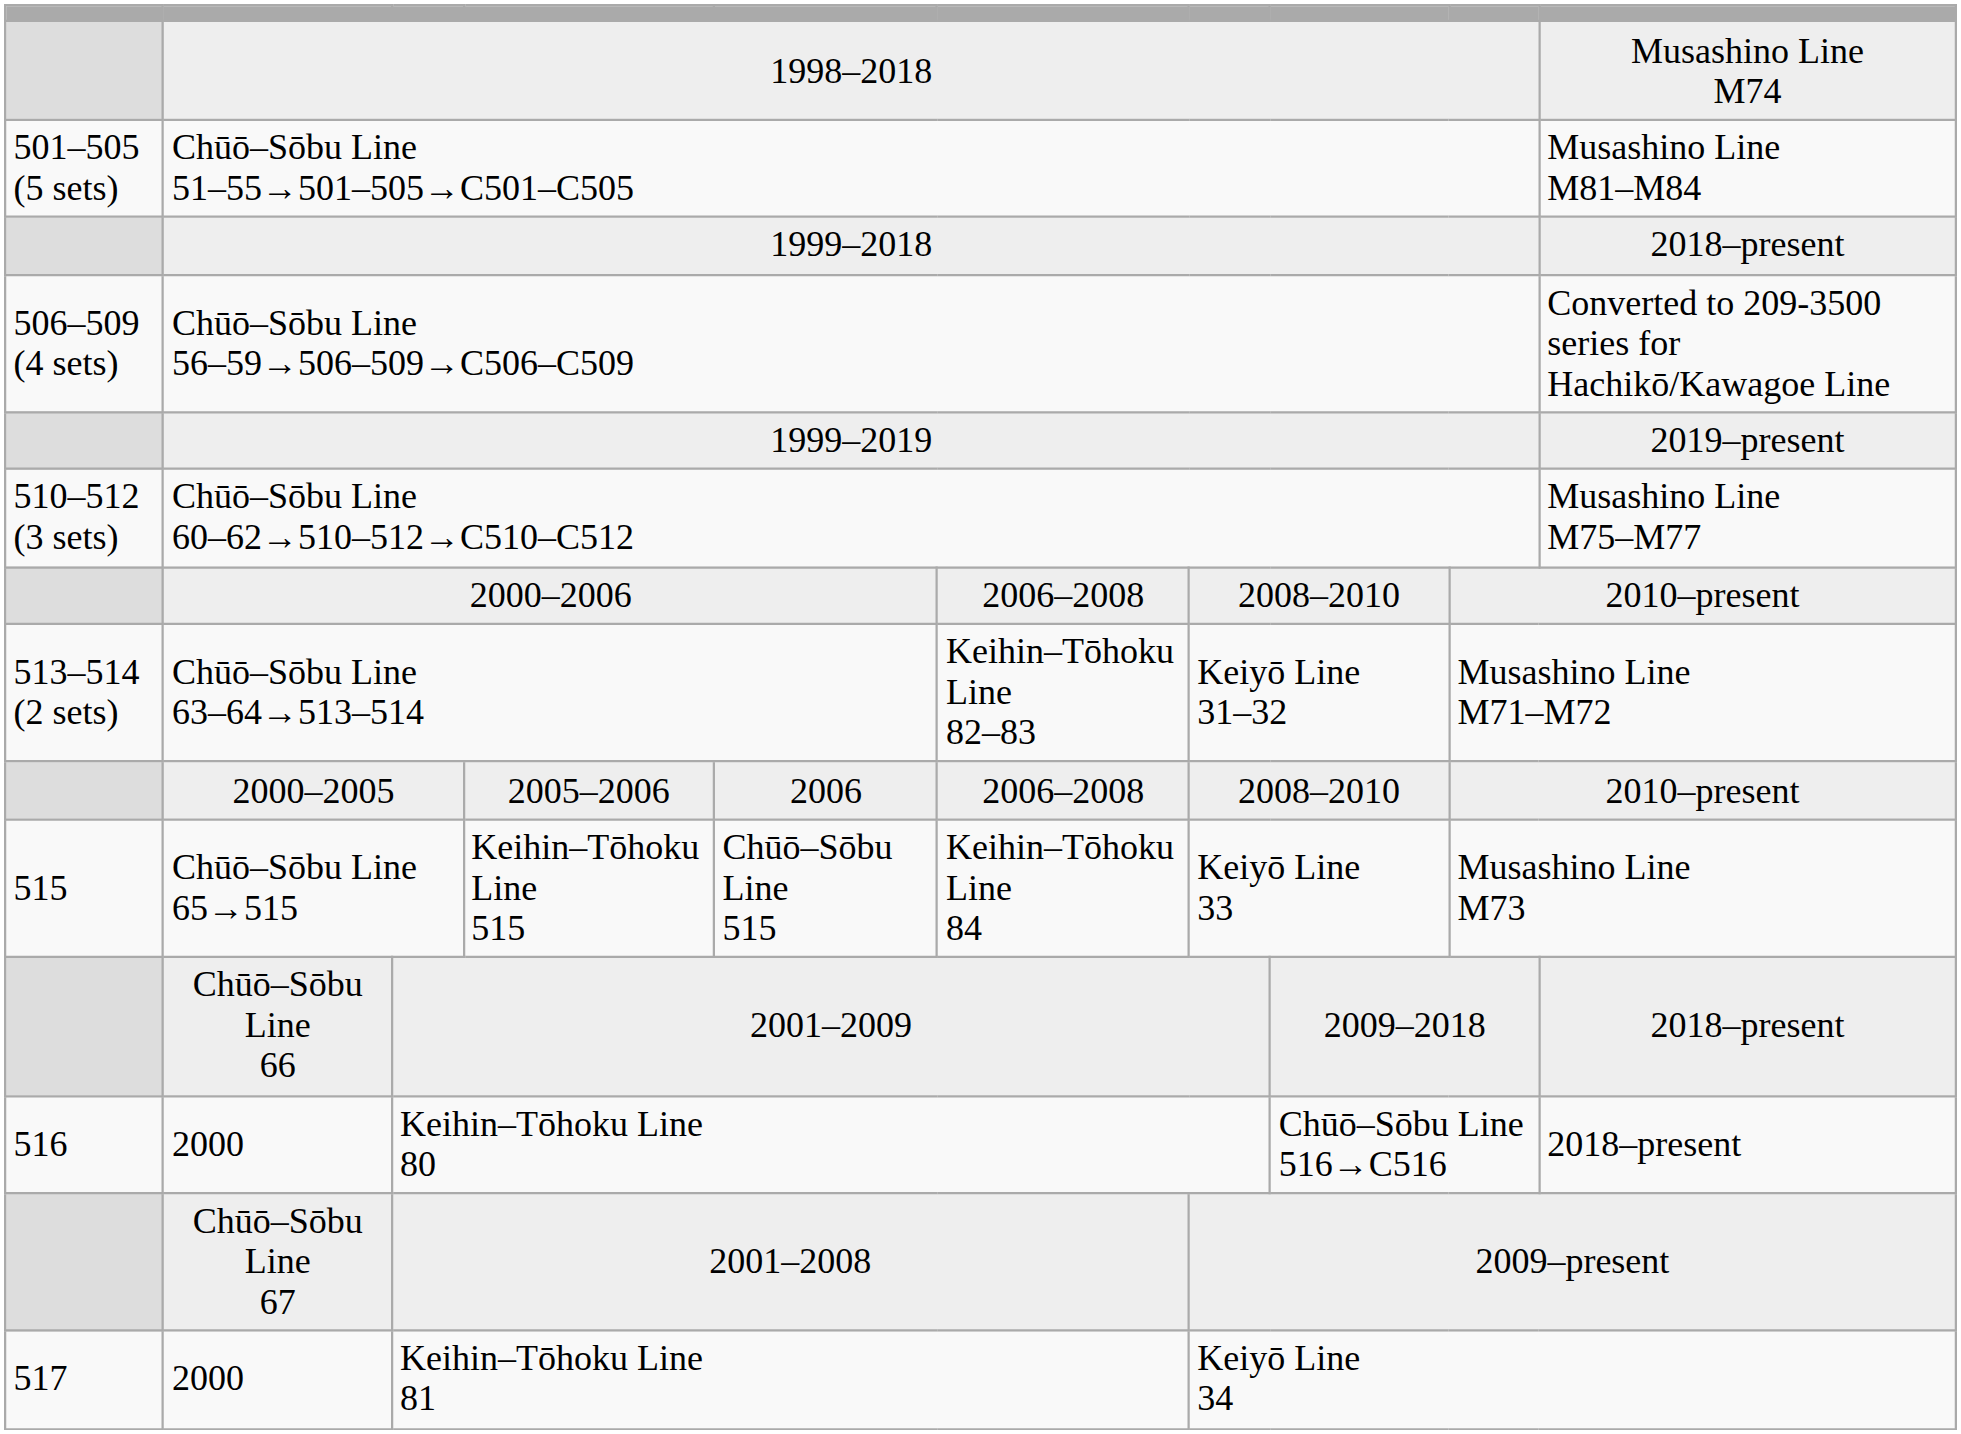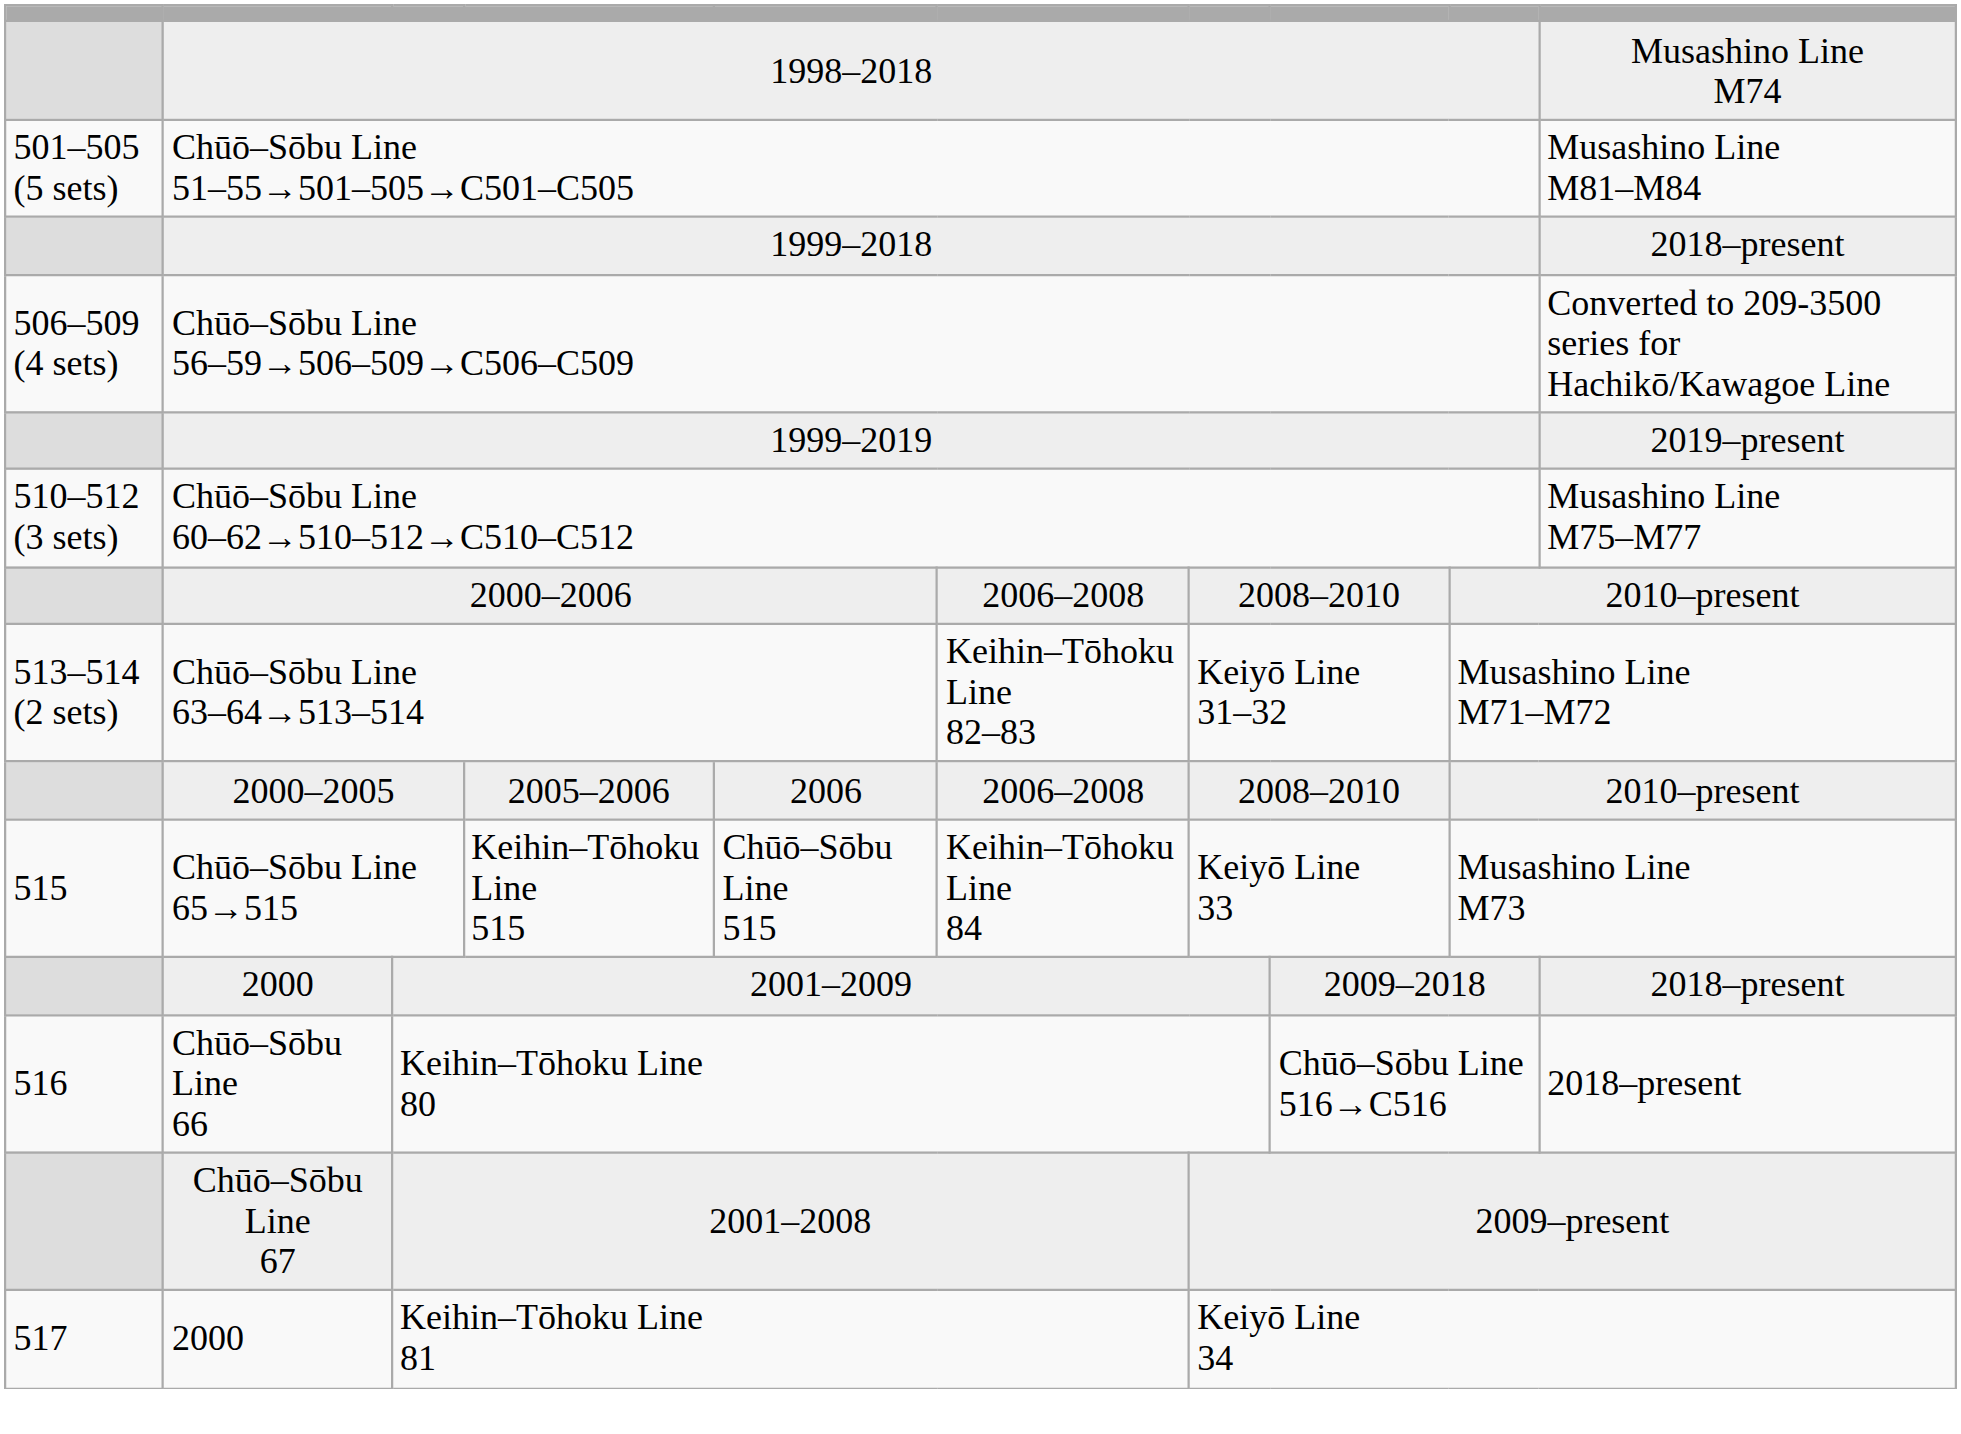(278, 1025) Chūō–Sōbu Line 66 -> (278, 985) 2000
(208, 1143) 2000 -> (257, 1082) Chūō–Sōbu Line 66
